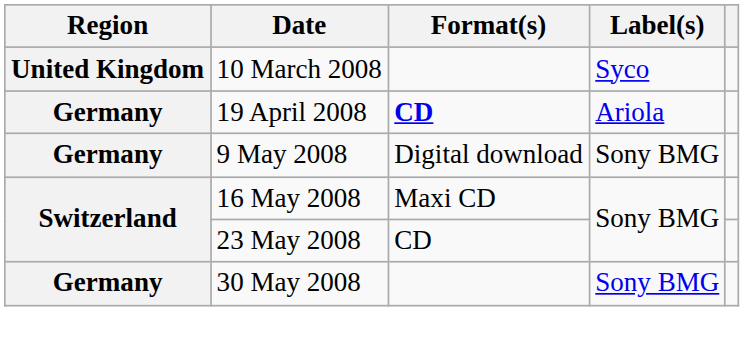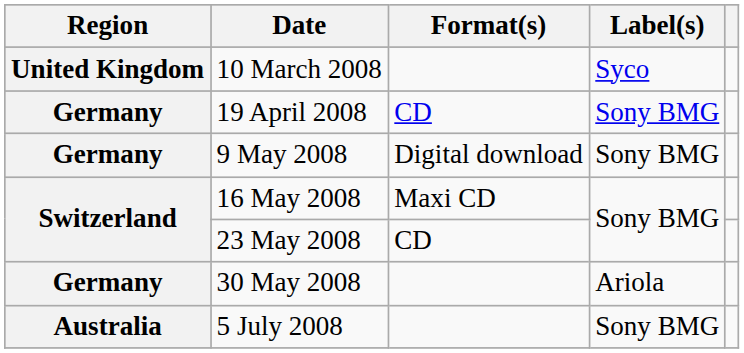(414, 111) bold -> (413, 111) normal
(630, 111) Ariola -> (657, 111) Sony BMG
(657, 283) Sony BMG -> (630, 283) Ariola
+ row: (280, 326)
